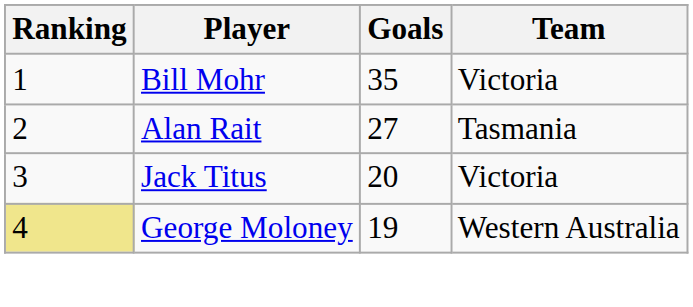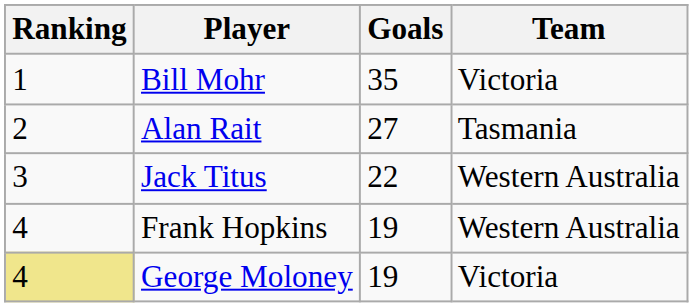(383, 177) 20 -> (383, 177) 22
(508, 177) Victoria -> (569, 177) Western Australia
+ row: (234, 227)
(569, 227) Western Australia -> (508, 276) Victoria
